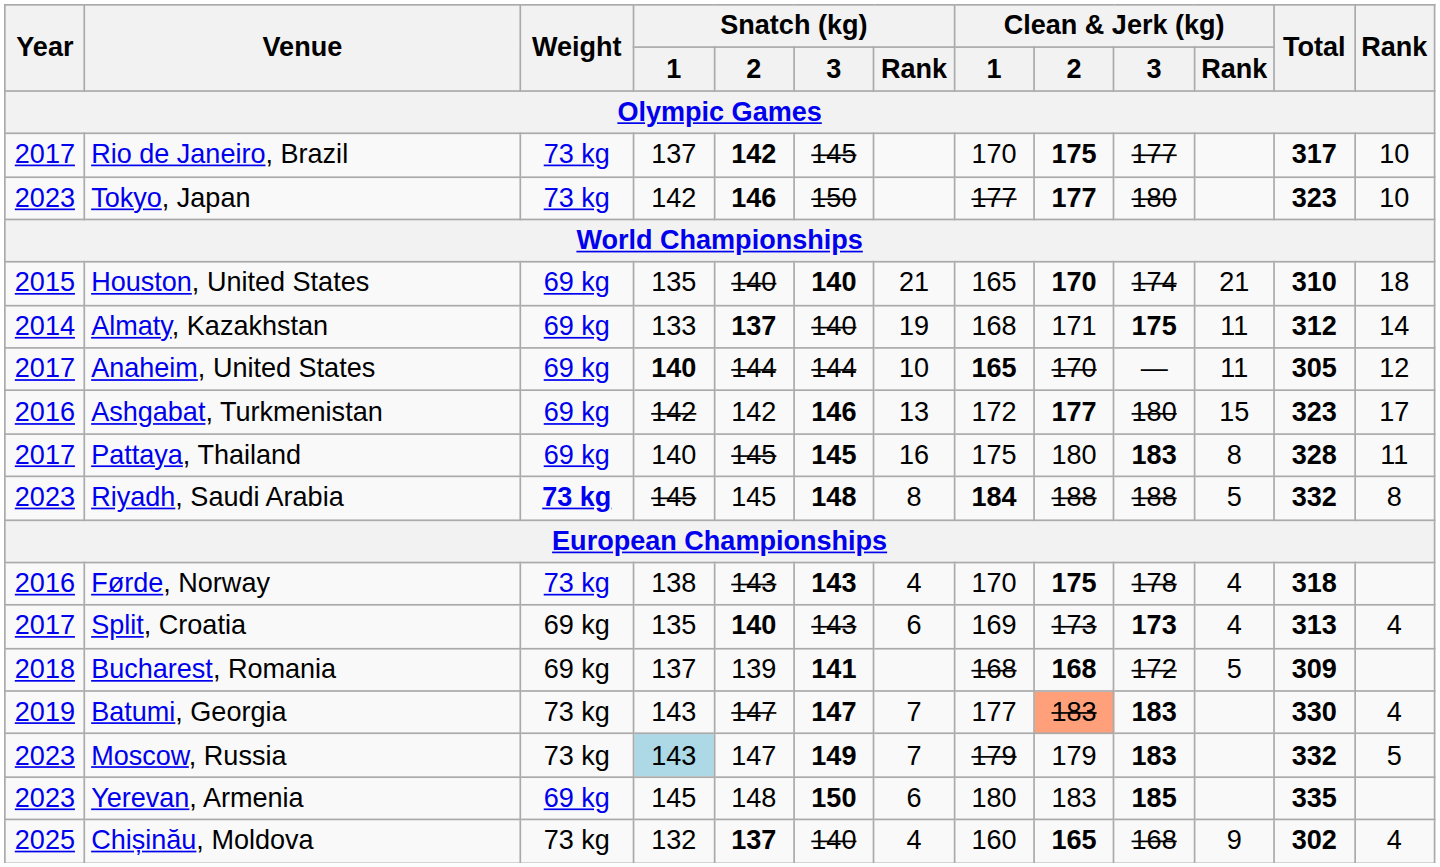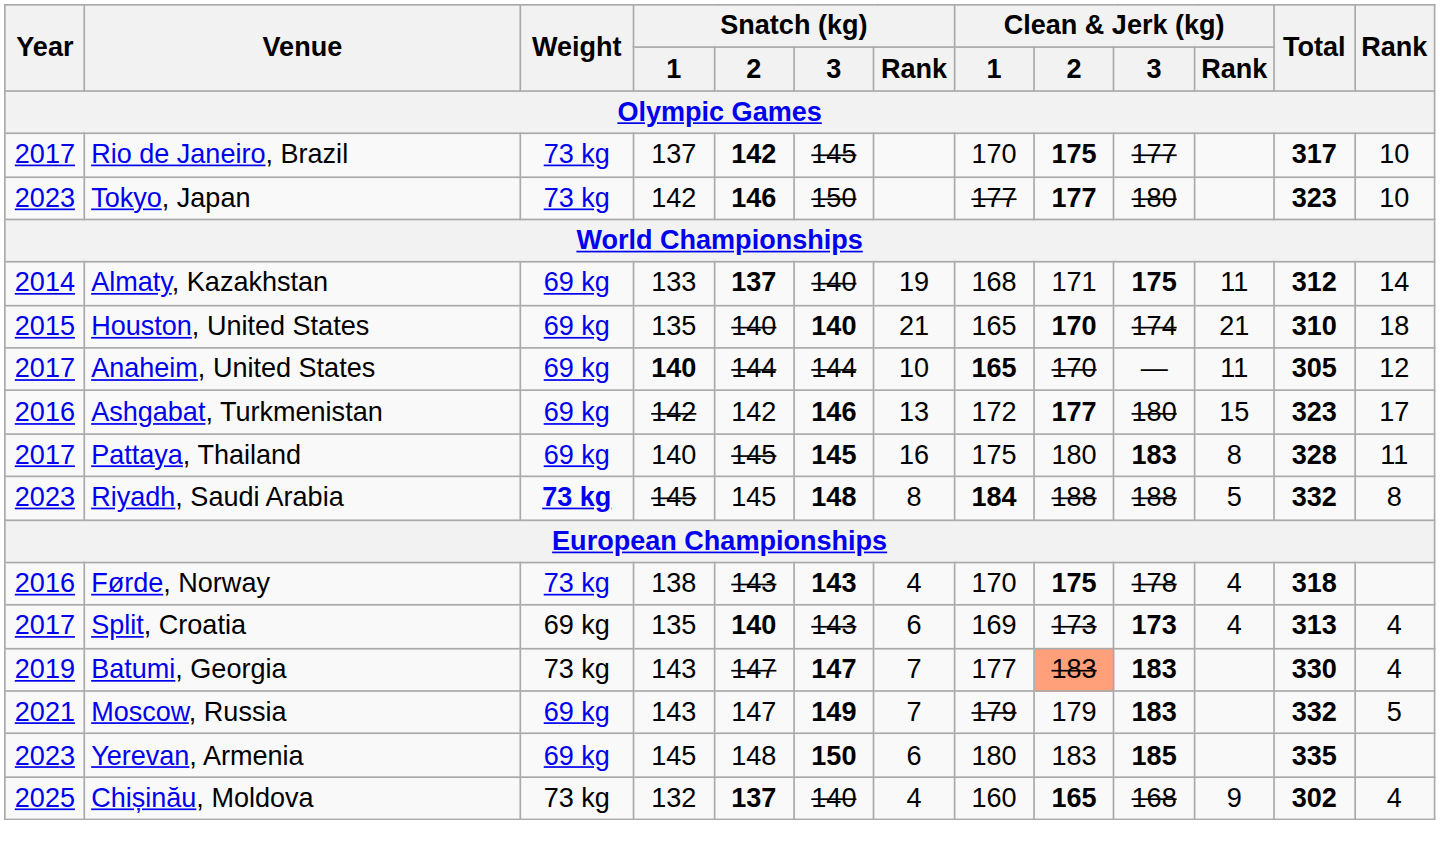rows swapped: (210, 326) <-> (230, 283)
- row: (214, 669)
(45, 754) 2023 -> (45, 712) 2021
(577, 754) 73 kg -> (577, 712) 69 kg
(674, 754) lightblue background -> (674, 712) no background
